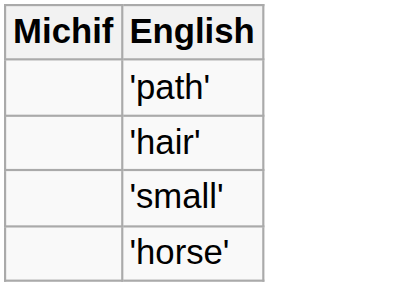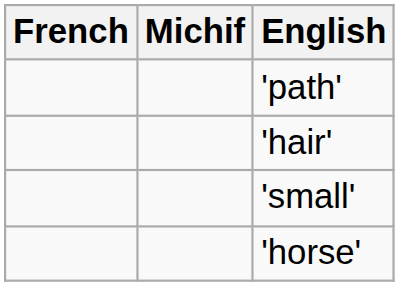+ column: (71, 32)
